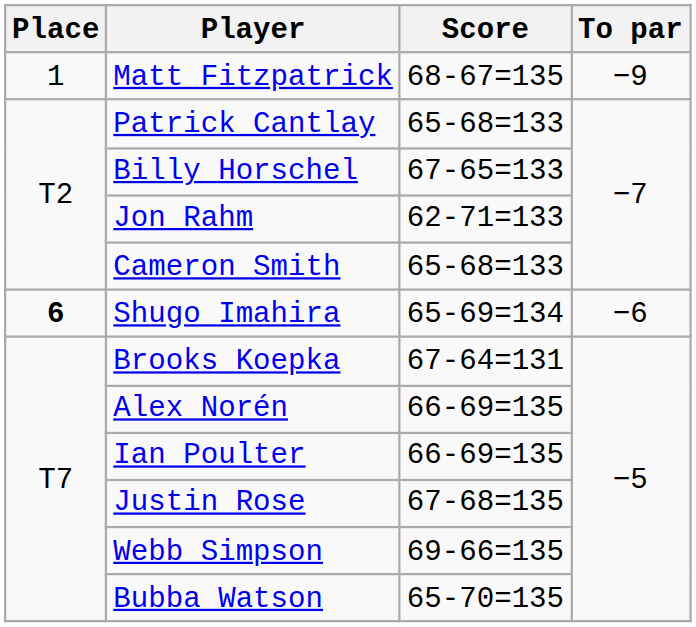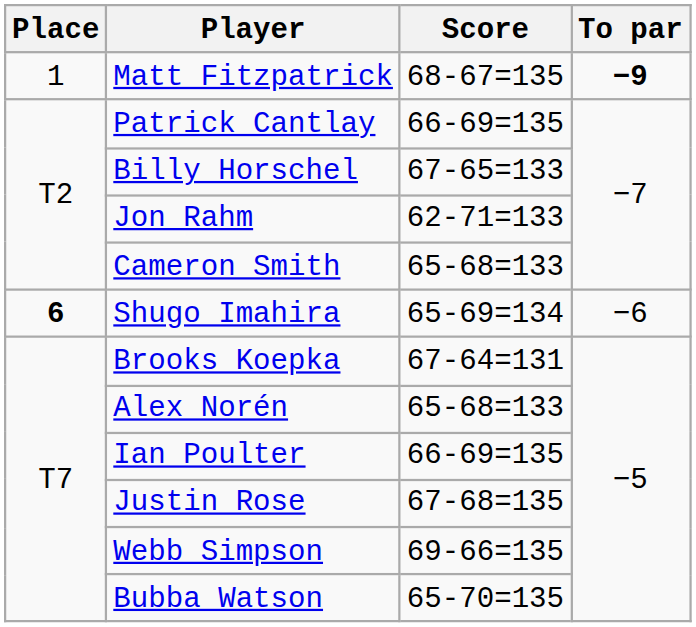(630, 76) normal -> (630, 76) bold
(485, 124) 65-68=133 -> (485, 124) 66-69=135
(485, 409) 66-69=135 -> (485, 409) 65-68=133
